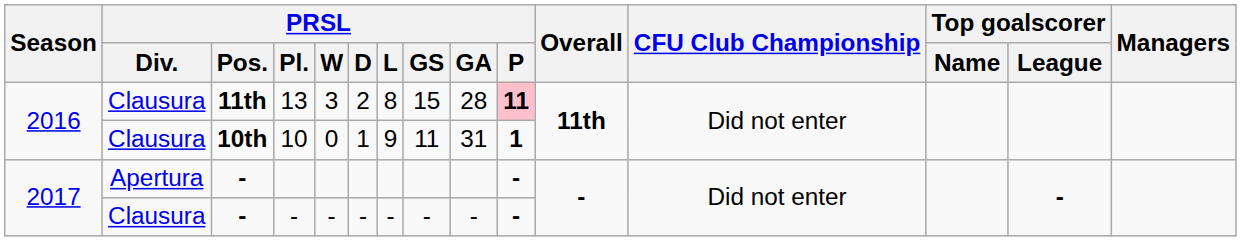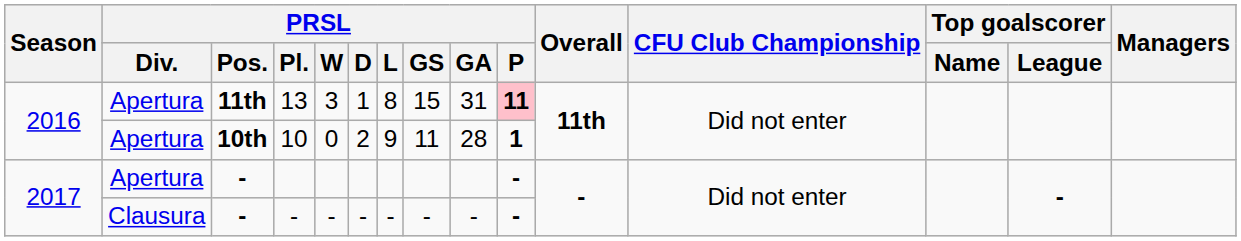(157, 100) Clausura -> (157, 100) Apertura
(363, 100) 2 -> (363, 100) 1
(474, 100) 28 -> (474, 100) 31
(157, 139) Clausura -> (157, 139) Apertura
(363, 139) 1 -> (363, 139) 2
(474, 139) 31 -> (474, 139) 28
